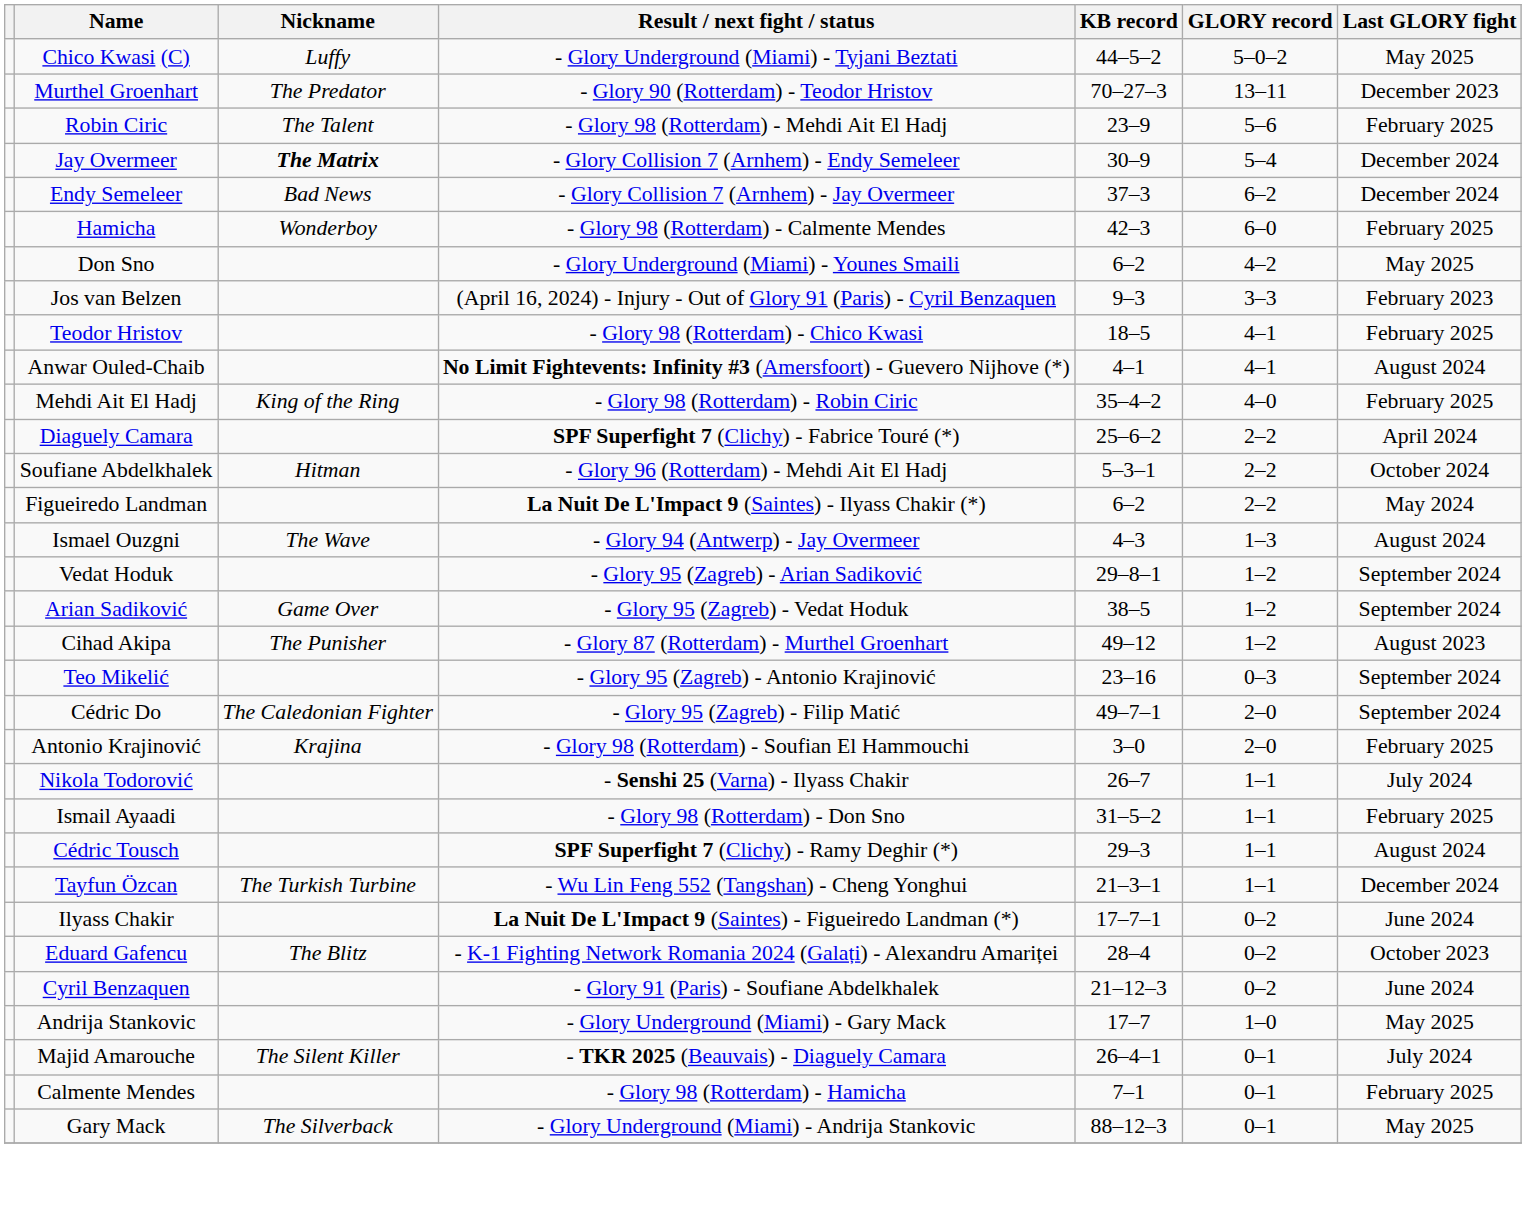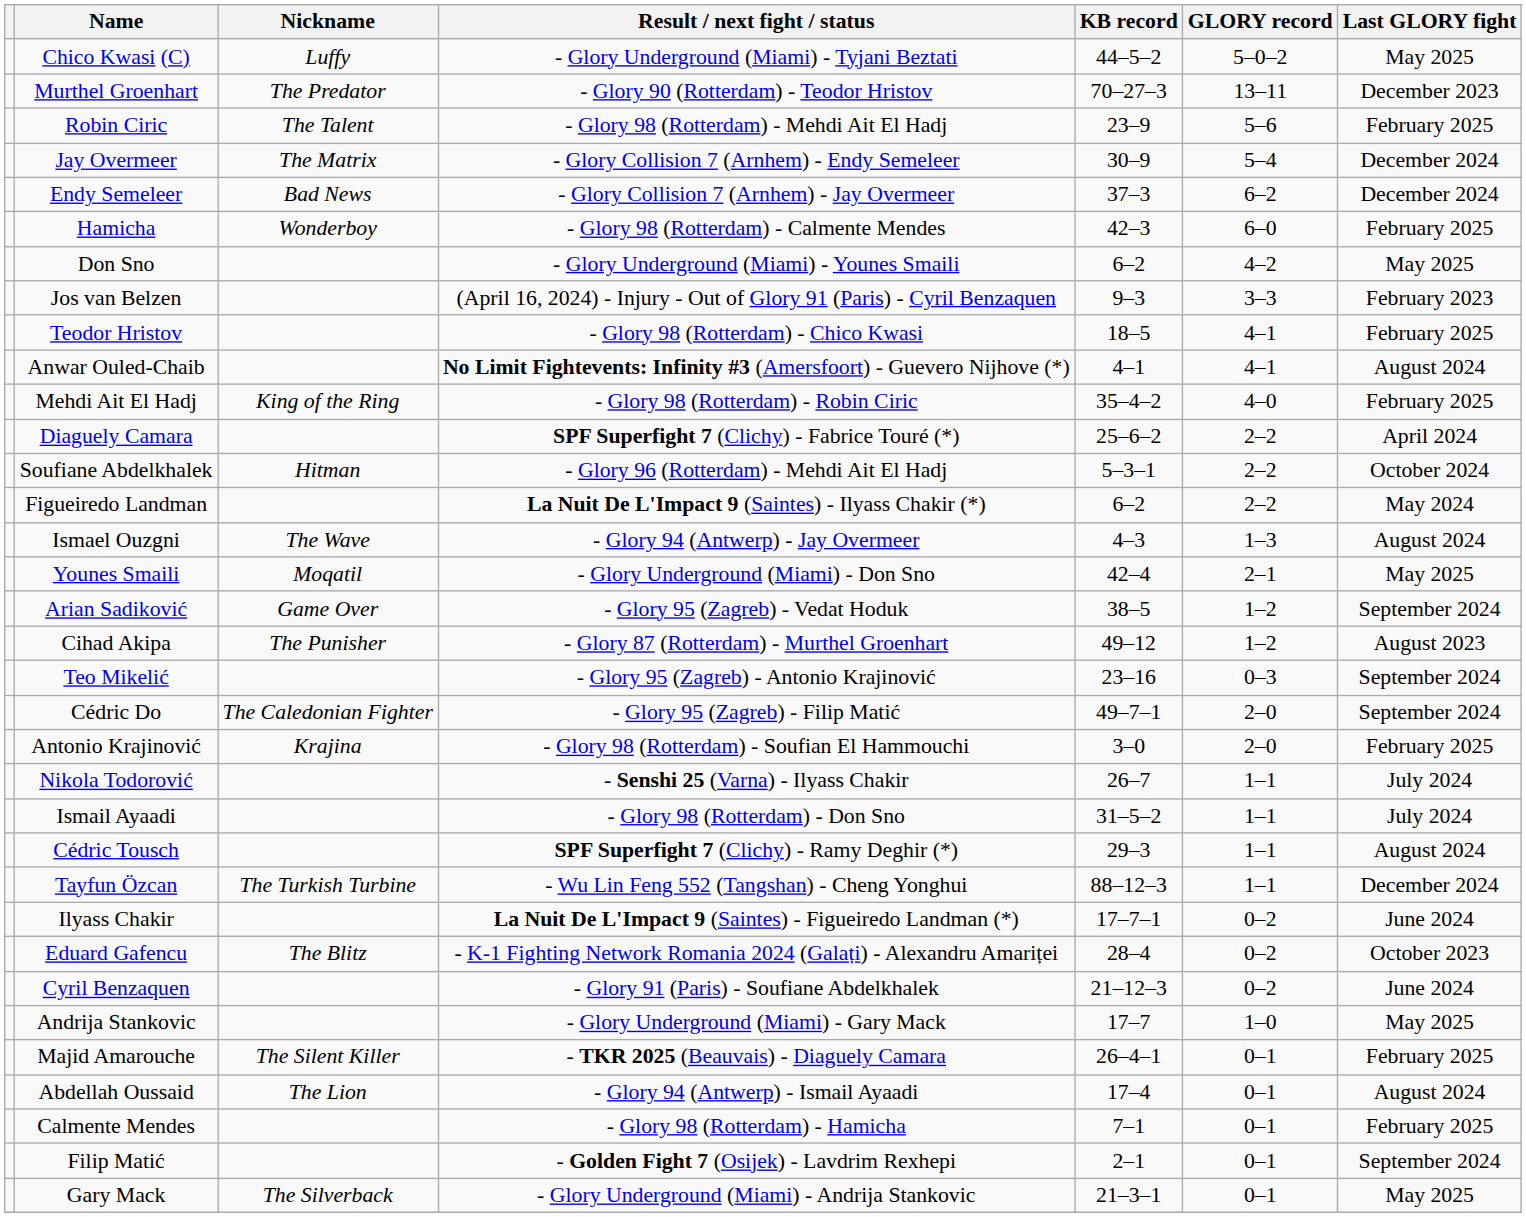(328, 159) bold -> (328, 159) normal
+ row: (116, 573)
- row: (116, 573)
(1430, 815) February 2025 -> (1430, 815) July 2024
(1129, 884) 21–3–1 -> (1129, 884) 88–12–3
(1430, 1057) July 2024 -> (1430, 1057) February 2025
+ row: (116, 1091)
+ row: (116, 1160)
(1129, 1126) 88–12–3 -> (1129, 1195) 21–3–1
